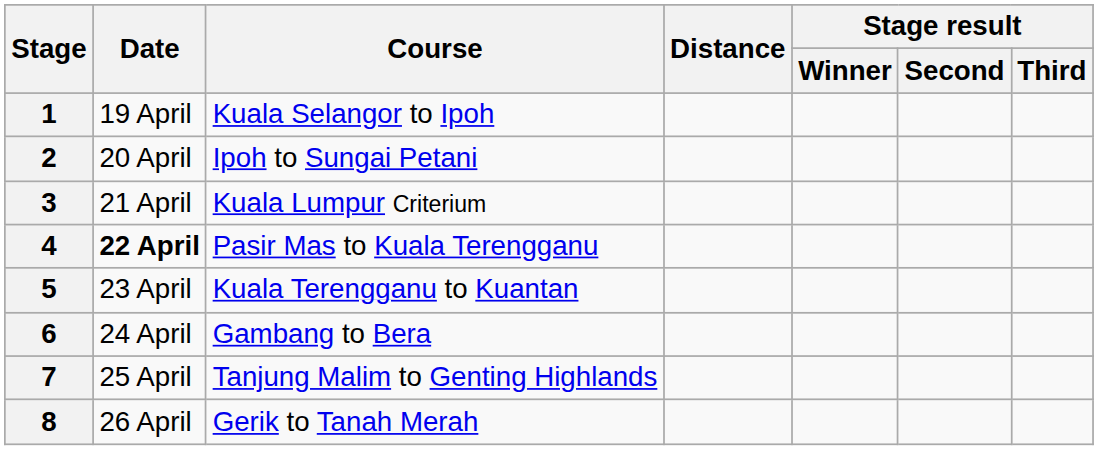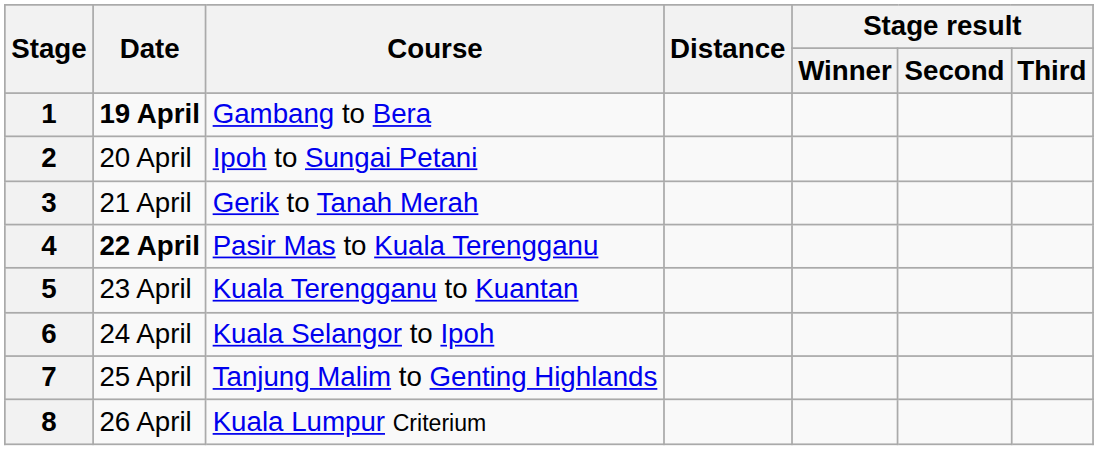(146, 114) normal -> (150, 114) bold
(353, 114) Kuala Selangor to Ipoh -> (322, 114) Gambang to Bera
(349, 202) Kuala Lumpur Criterium -> (345, 202) Gerik to Tanah Merah
(322, 333) Gambang to Bera -> (353, 333) Kuala Selangor to Ipoh
(345, 421) Gerik to Tanah Merah -> (349, 421) Kuala Lumpur Criterium
